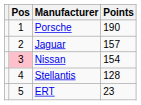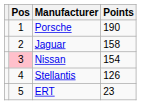(112, 44) 157 -> (112, 44) 158
(112, 75) 128 -> (112, 75) 126
